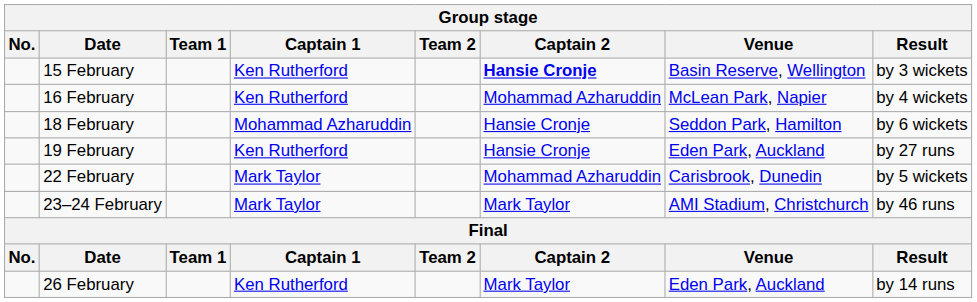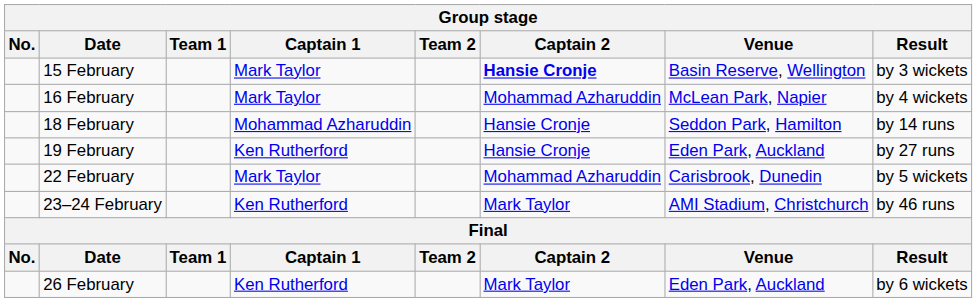(291, 71) Ken Rutherford -> (277, 71) Mark Taylor
(291, 97) Ken Rutherford -> (277, 97) Mark Taylor
(922, 124) by 6 wickets -> (915, 124) by 14 runs
(277, 204) Mark Taylor -> (291, 204) Ken Rutherford
(915, 284) by 14 runs -> (922, 284) by 6 wickets
